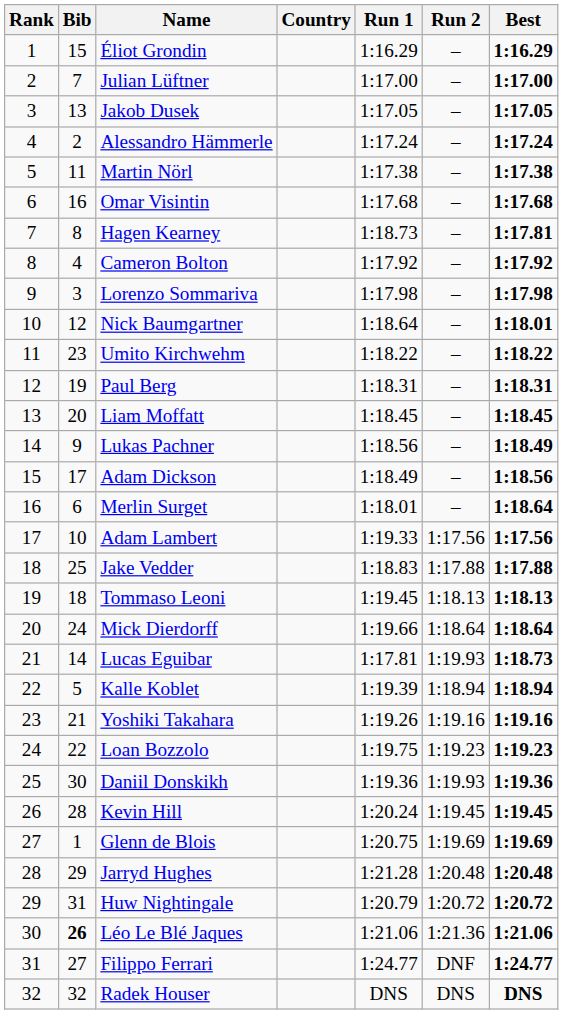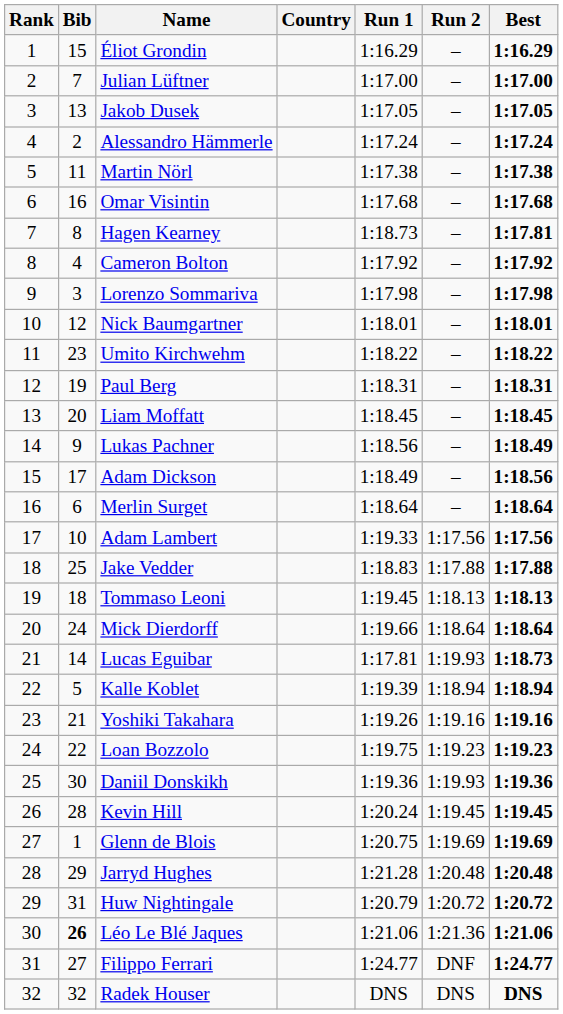(389, 324) 1:18.64 -> (389, 324) 1:18.01
(389, 506) 1:18.01 -> (389, 506) 1:18.64
